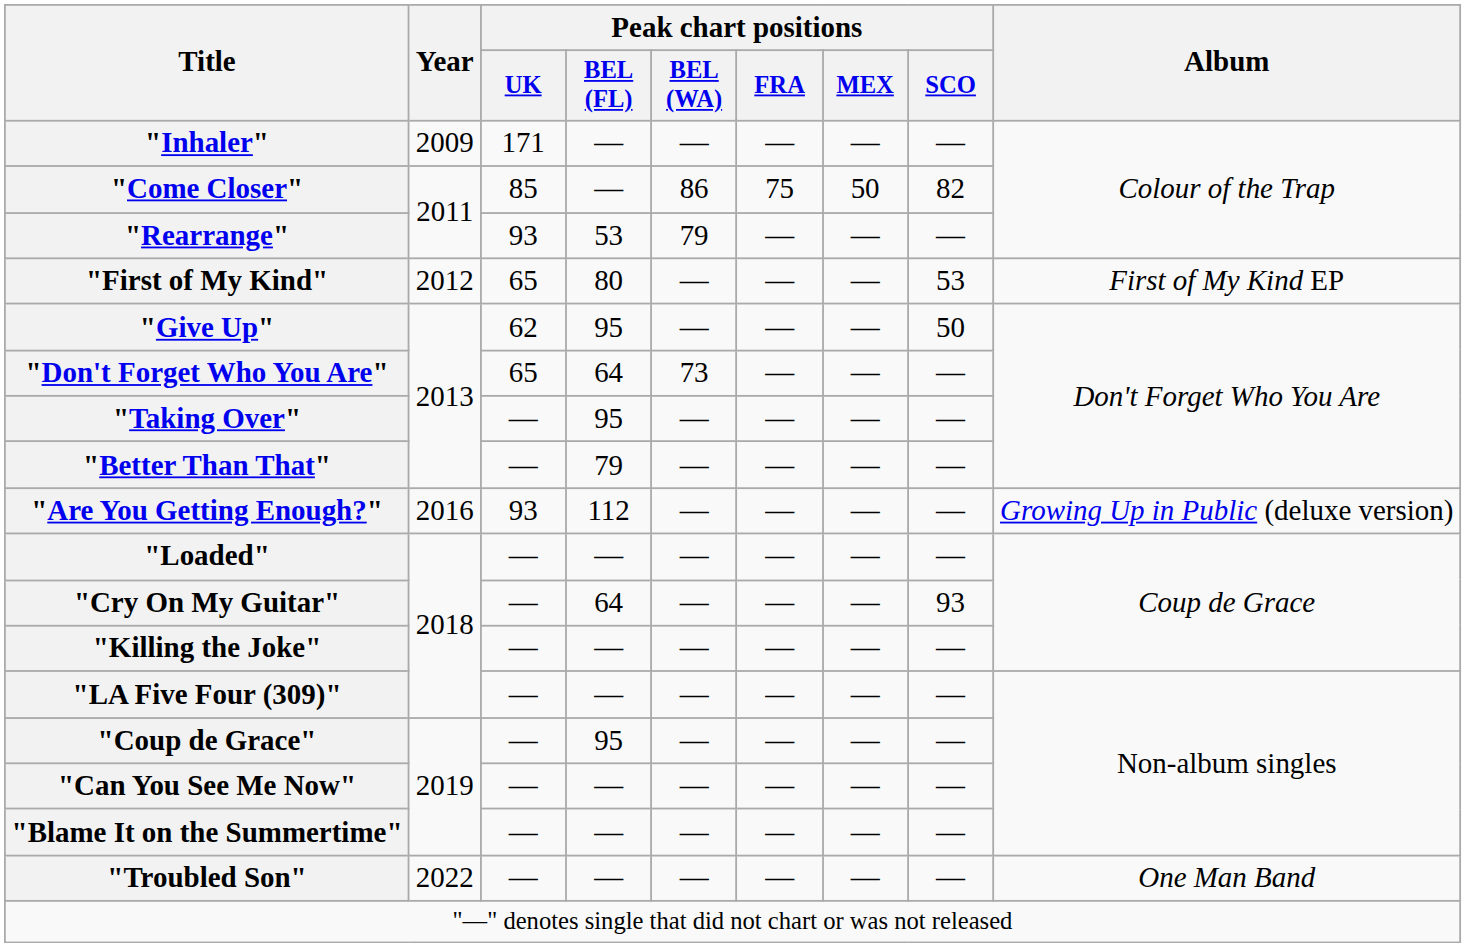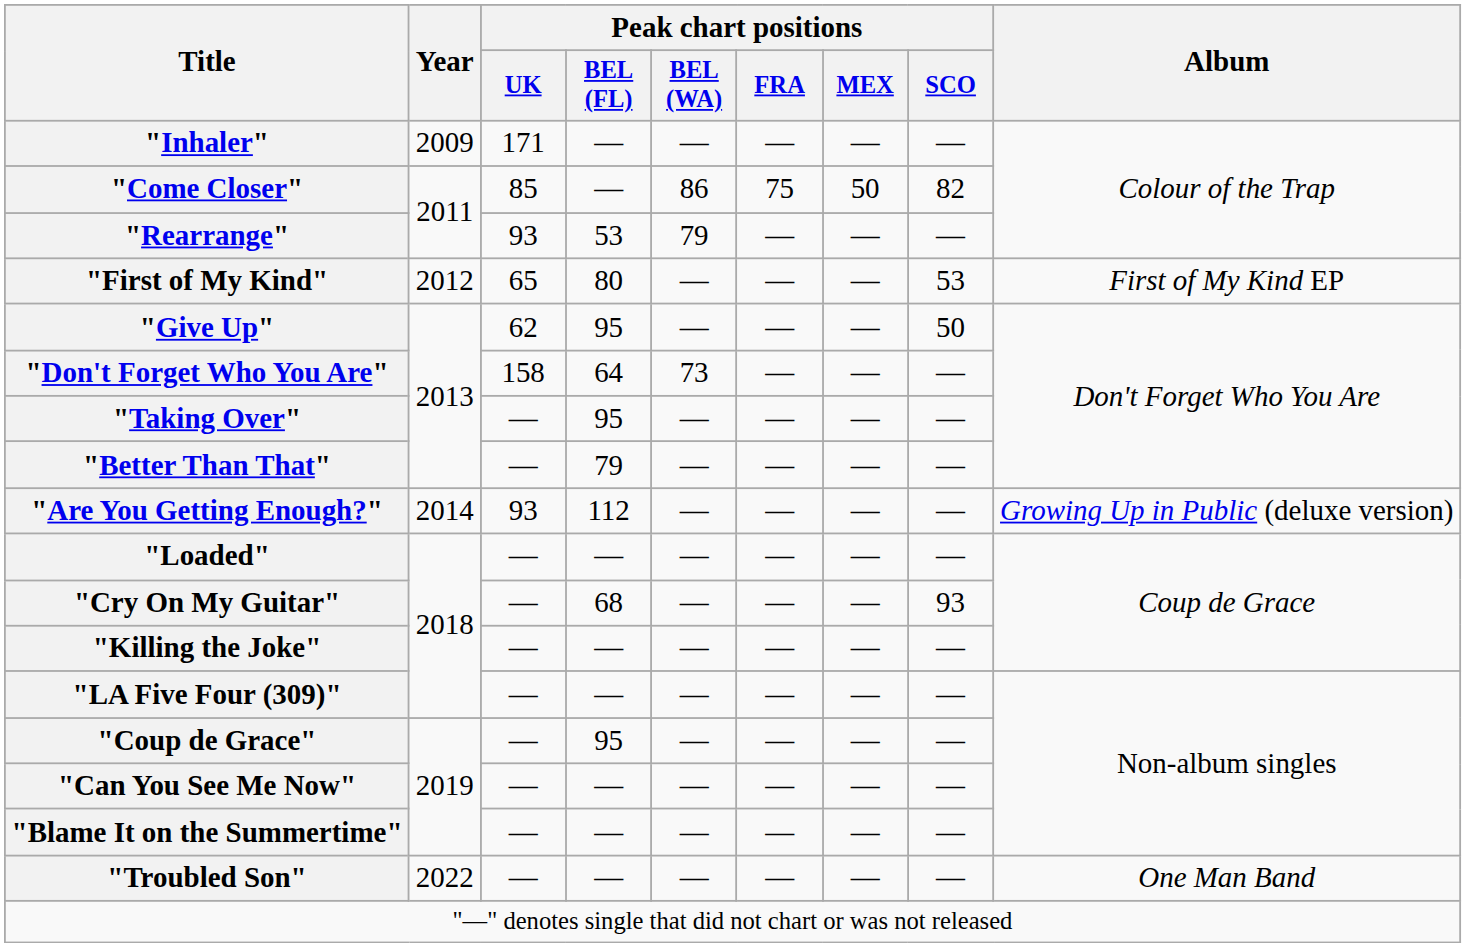(523, 372) 65 -> (523, 372) 158
(445, 510) 2016 -> (445, 510) 2014
(609, 602) 64 -> (609, 602) 68
